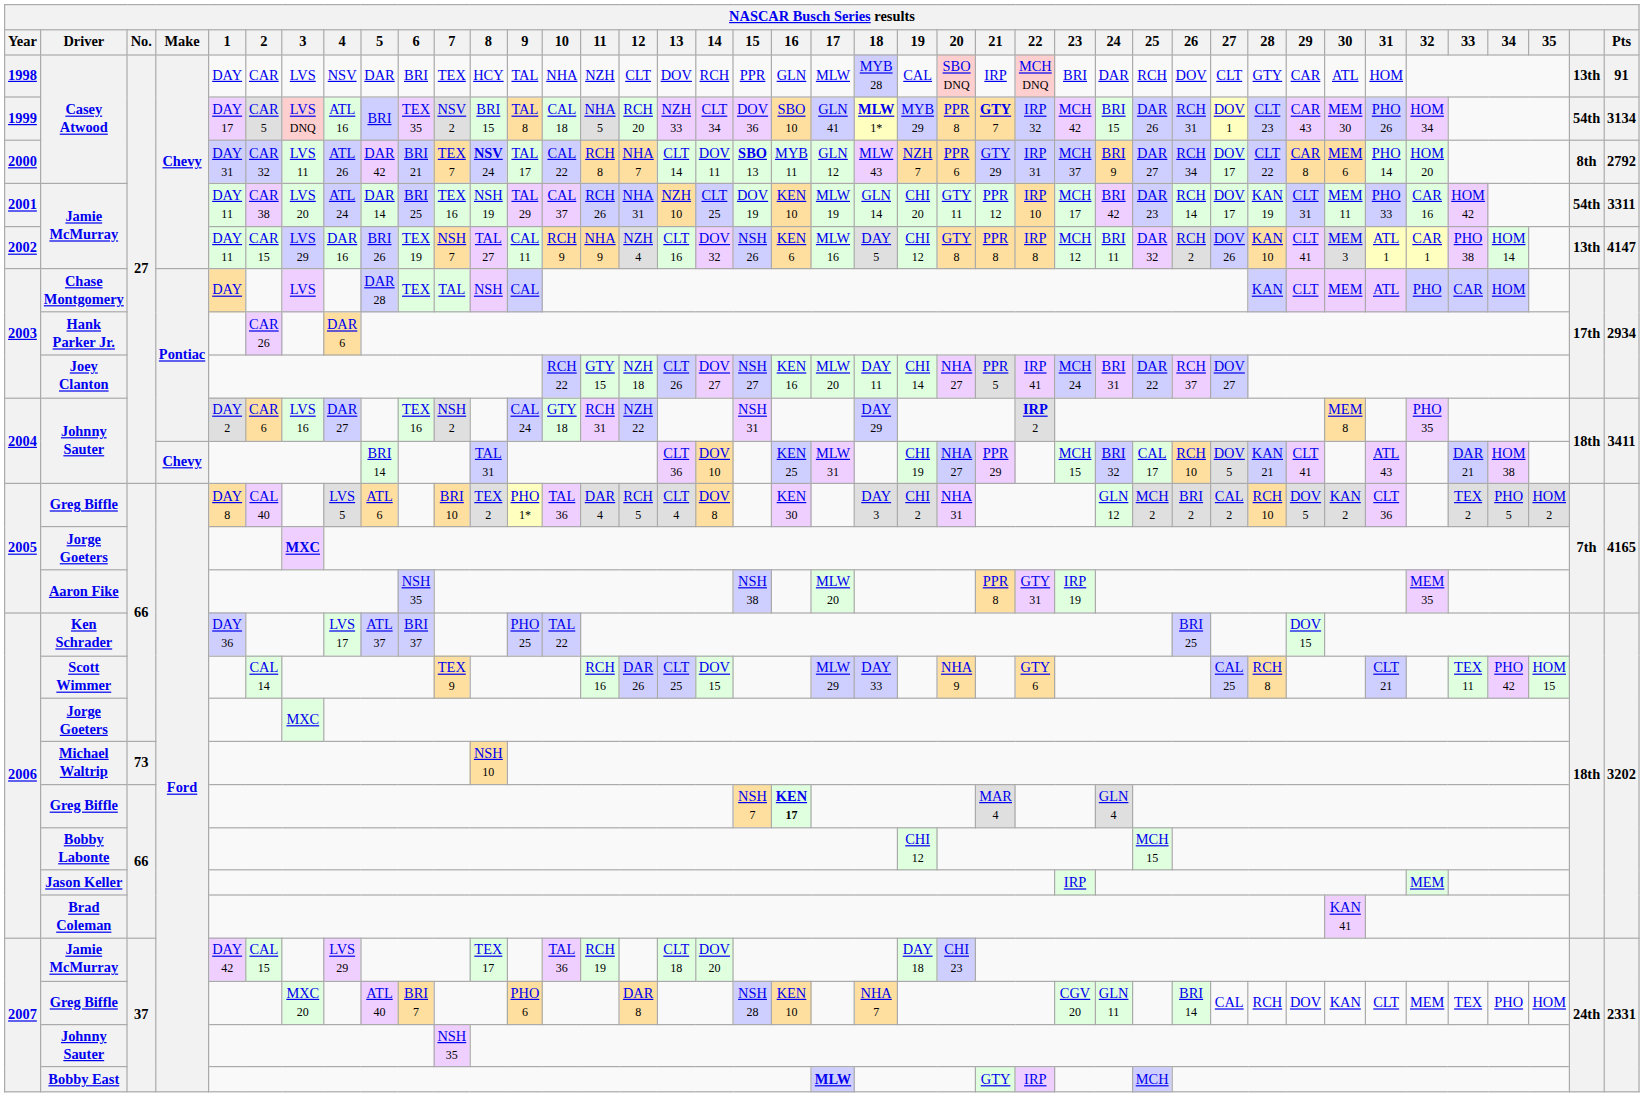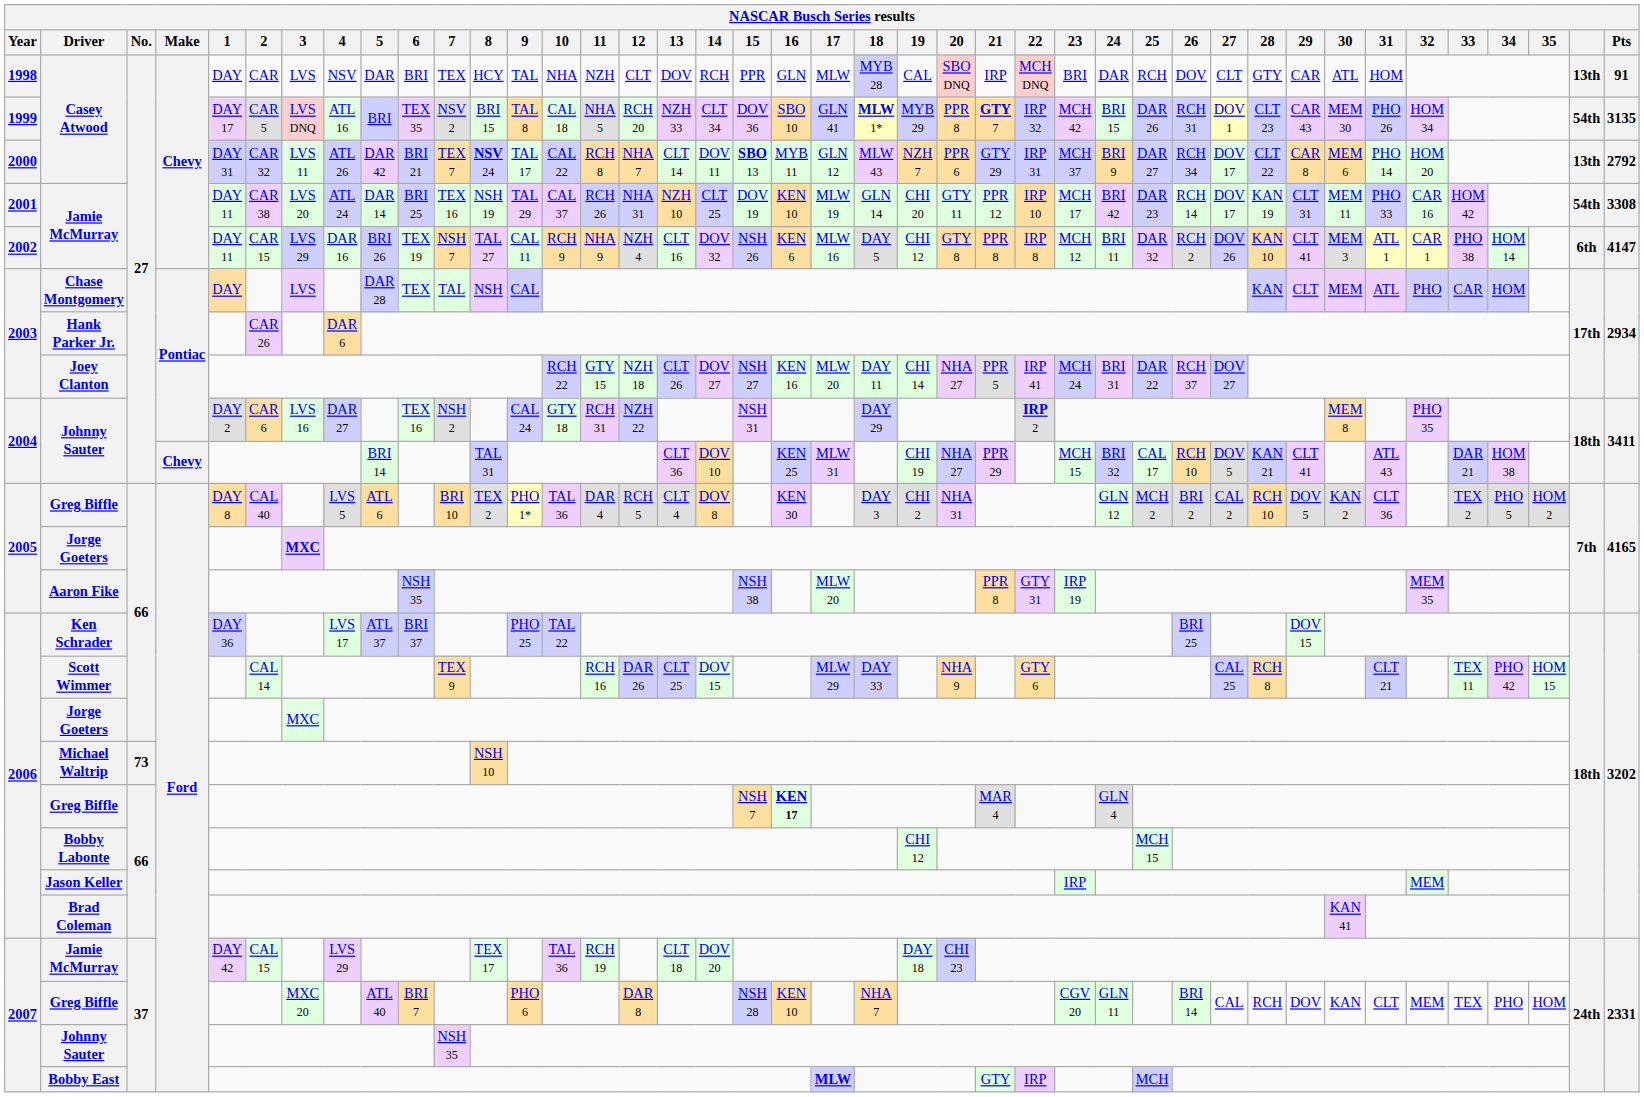(1622, 118) 3134 -> (1622, 118) 3135
(1587, 161) 8th -> (1587, 161) 13th
(1622, 204) 3311 -> (1622, 204) 3308
(1587, 247) 13th -> (1587, 247) 6th
